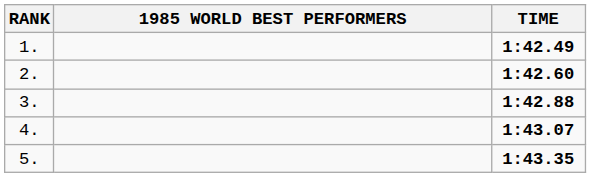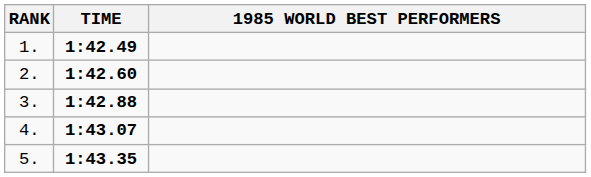columns swapped: (273, 19) <-> (538, 19)
